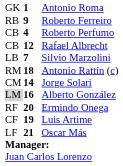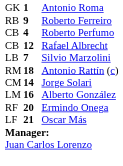(13, 95) lightgrey background -> (13, 95) no background
- row: (67, 120)
